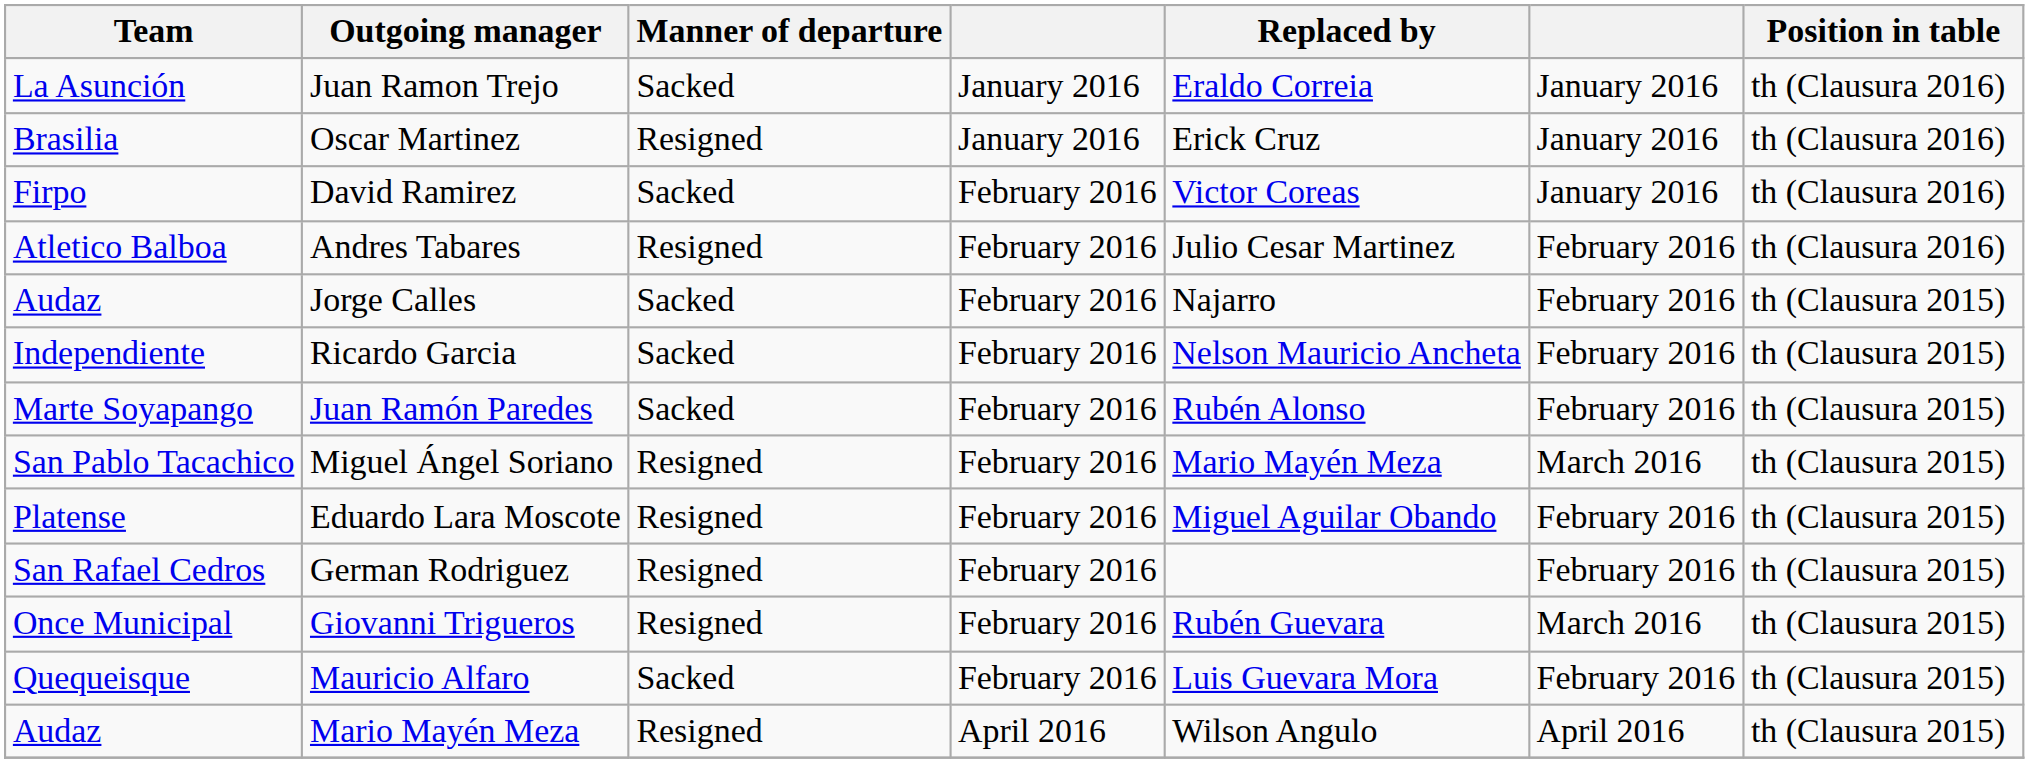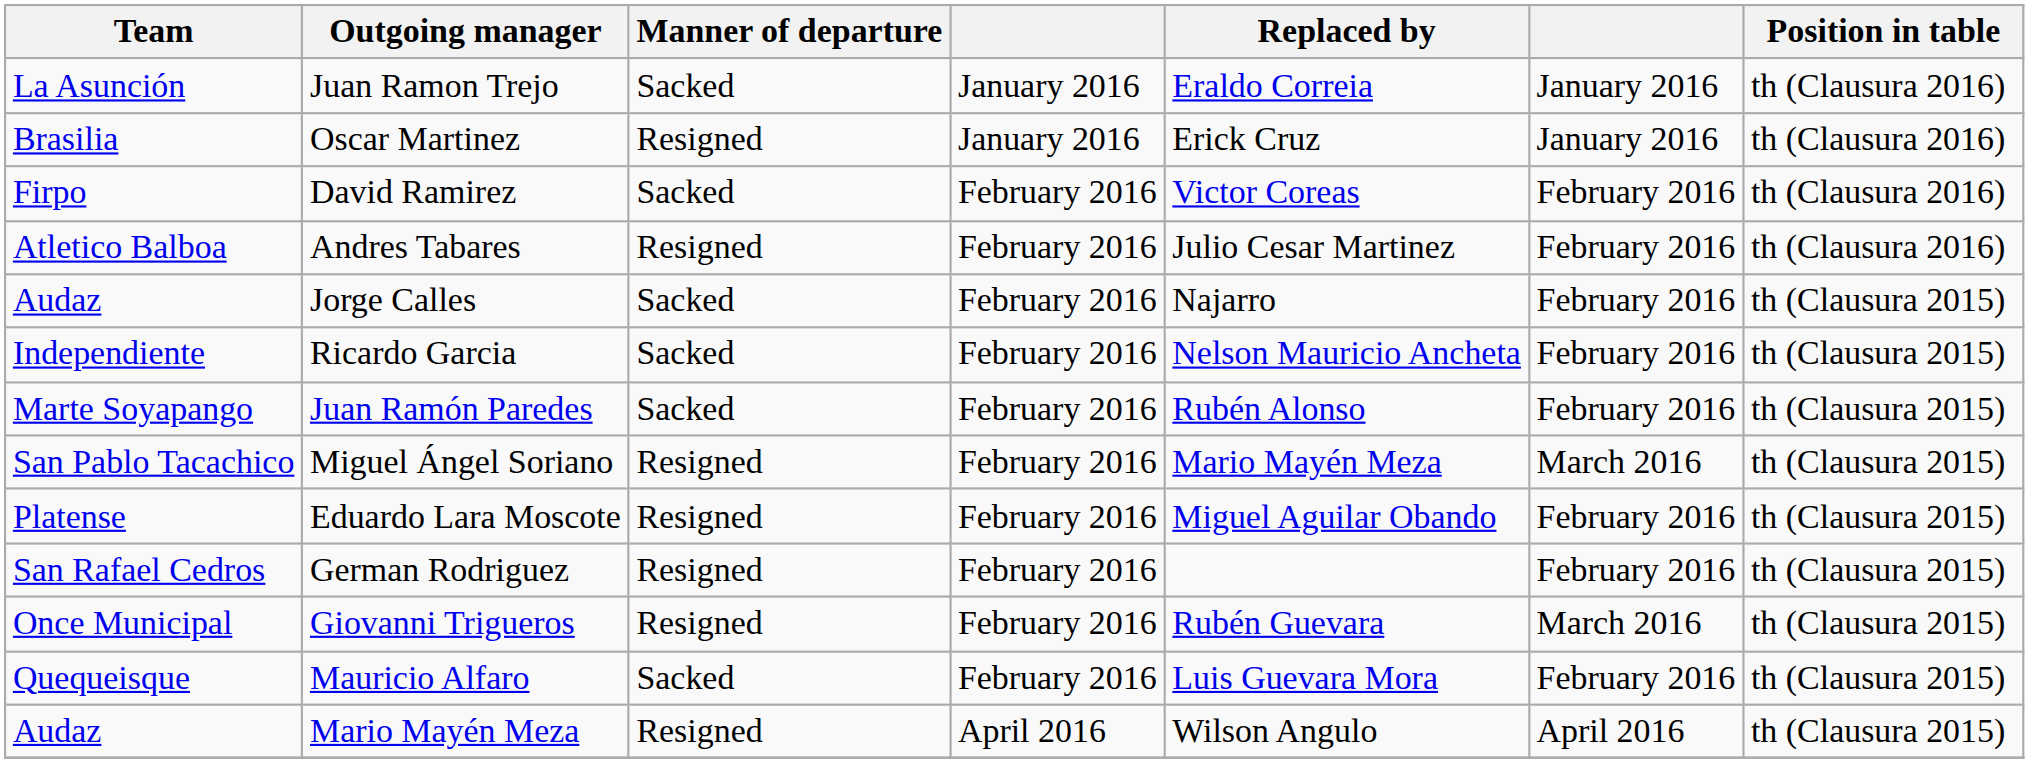(1627, 192) January 2016 -> (1636, 192) February 2016
